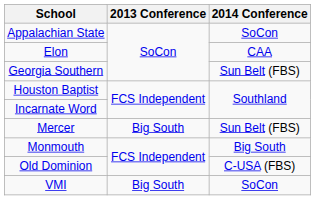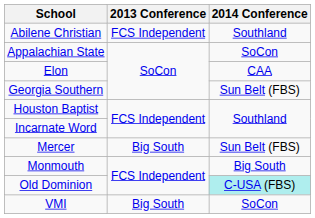+ row: (56, 33)
(260, 166) no background -> (260, 185) paleturquoise background
